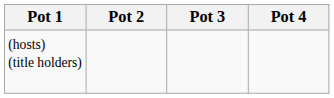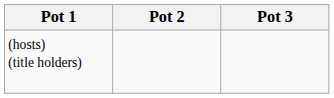- column: (289, 17)
